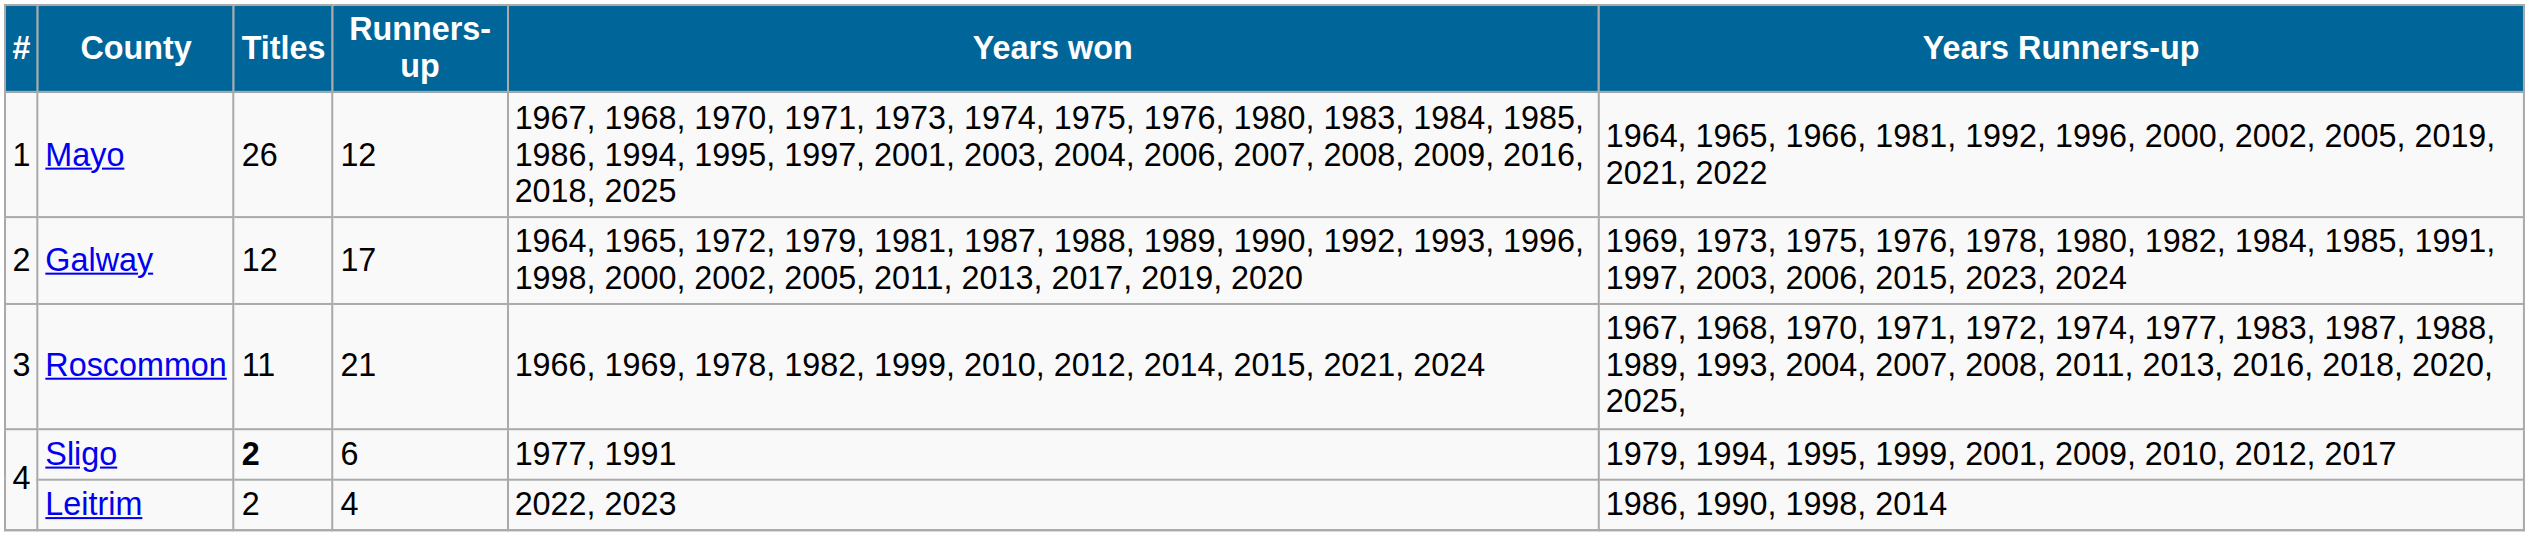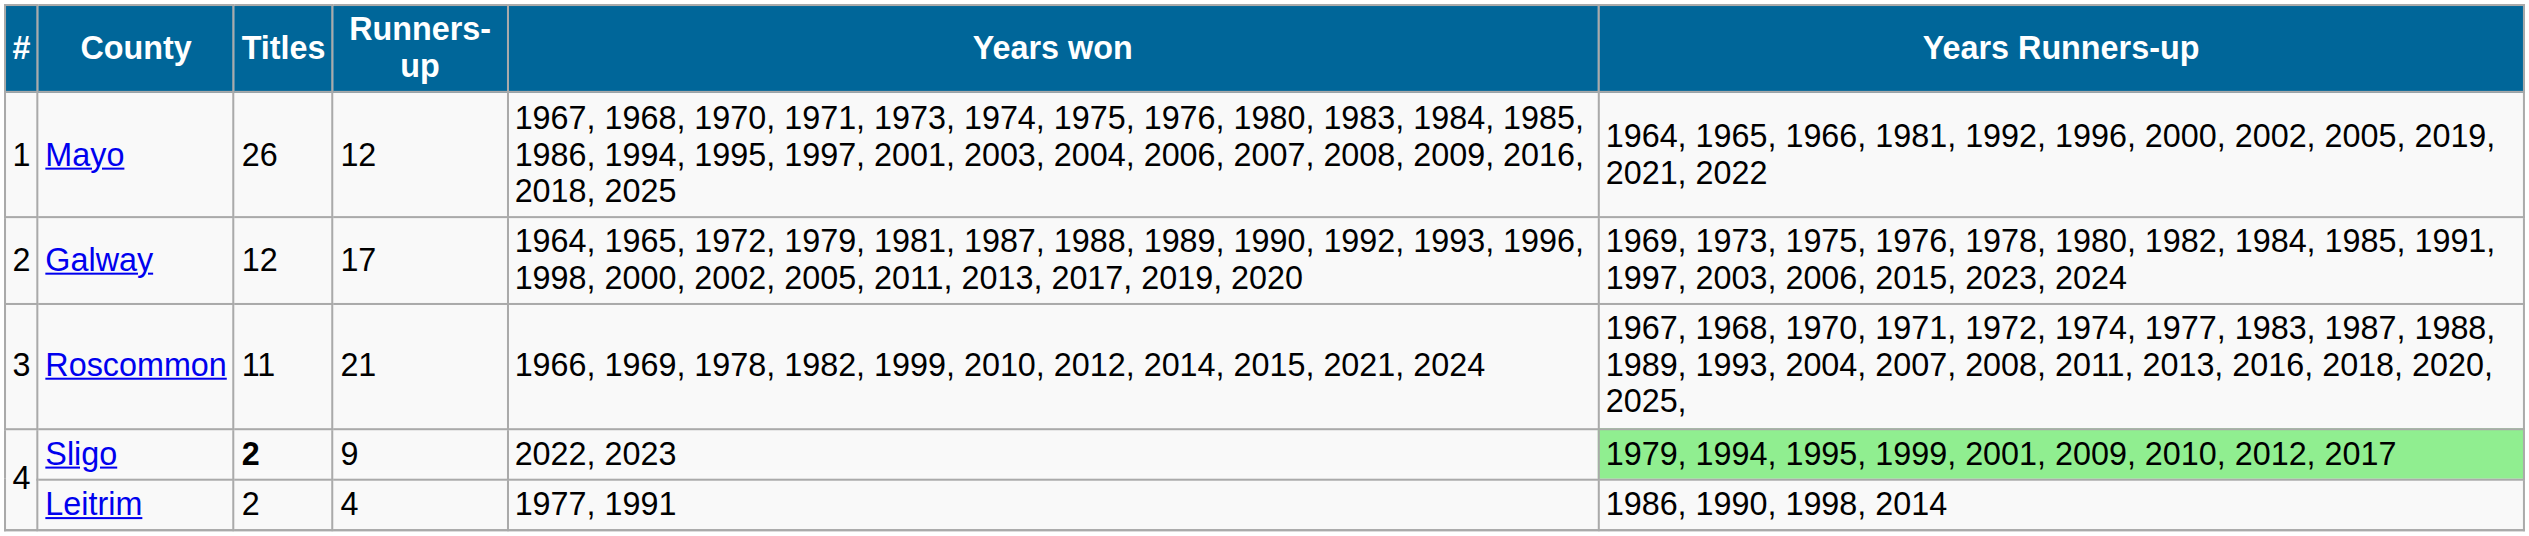(349, 453) 6 -> (349, 453) 9
(596, 453) 1977, 1991 -> (596, 453) 2022, 2023
(2001, 453) no background -> (2001, 453) lightgreen background
(596, 504) 2022, 2023 -> (596, 504) 1977, 1991
